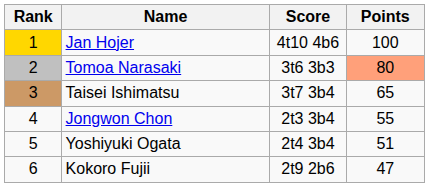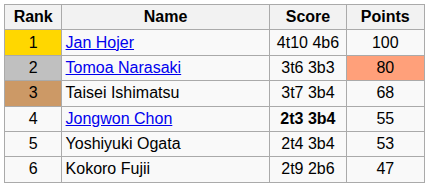(385, 93) 65 -> (385, 93) 68
(308, 118) normal -> (308, 118) bold
(385, 144) 51 -> (385, 144) 53
